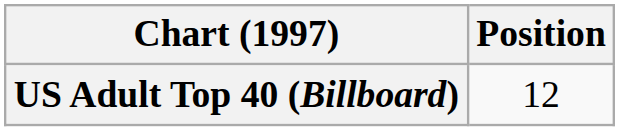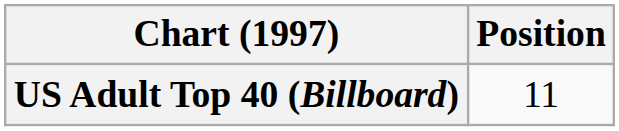(541, 93) 12 -> (541, 93) 11
